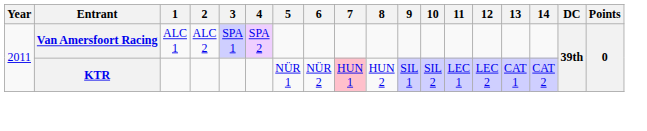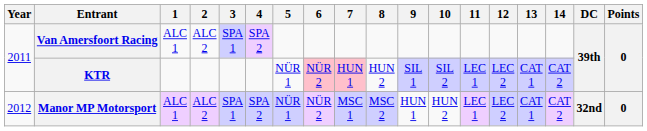(319, 74) no background -> (319, 74) pink background
+ row: (97, 108)
